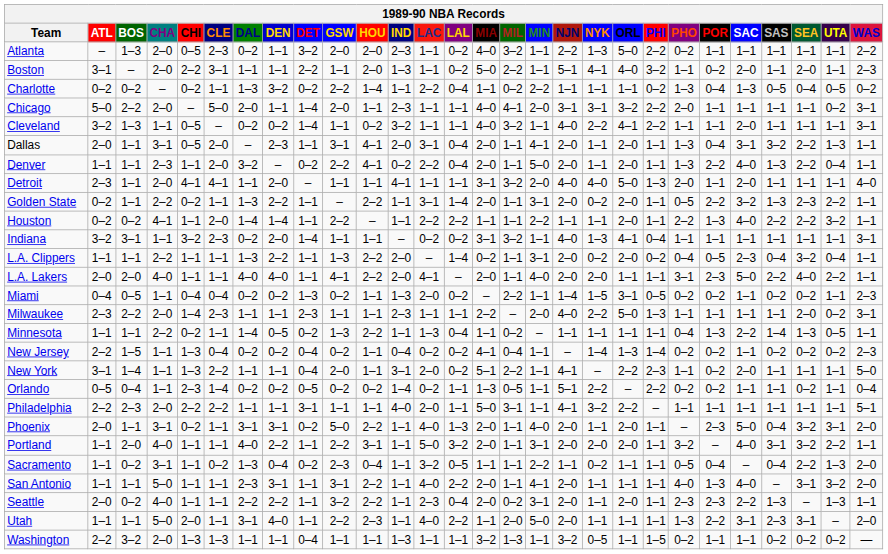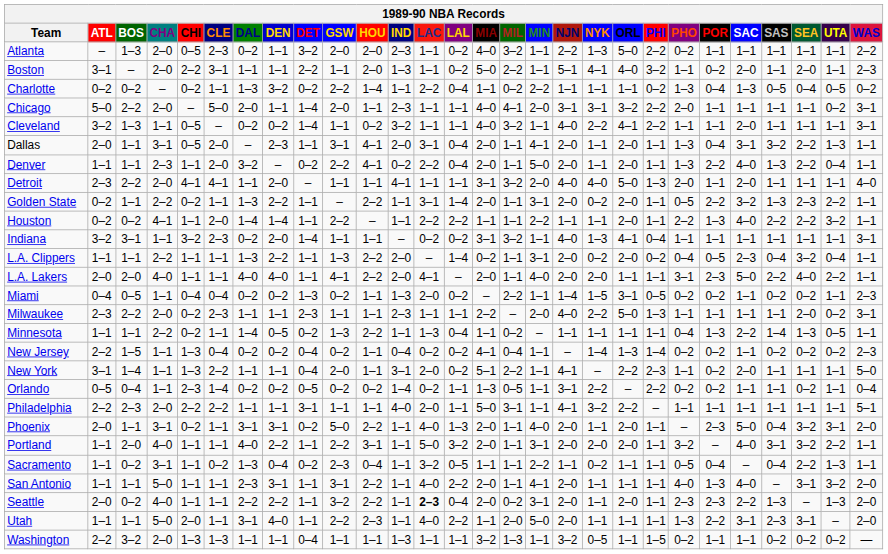(131, 183) 1–1 -> (131, 183) 2–2
(191, 314) 1–4 -> (191, 314) 0–2
(568, 389) 5–1 -> (568, 389) 3–1
(866, 464) 2–0 -> (866, 464) 1–1
(429, 502) normal -> (429, 502) bold
(866, 502) 1–1 -> (866, 502) 2–0
